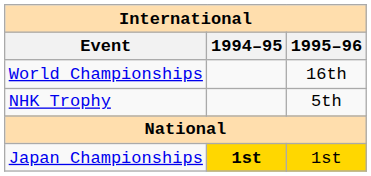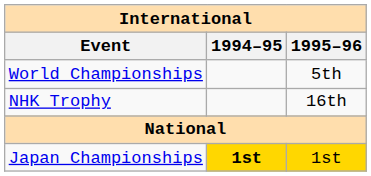(326, 74) 16th -> (326, 74) 5th
(326, 102) 5th -> (326, 102) 16th
